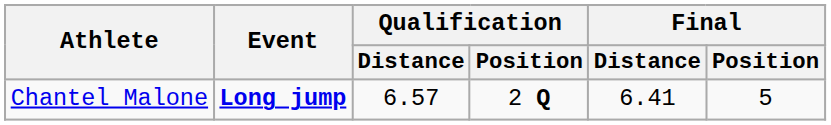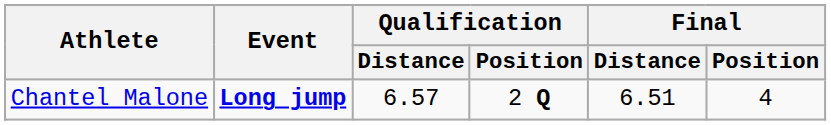(647, 99) 6.41 -> (647, 99) 6.51
(766, 99) 5 -> (766, 99) 4
